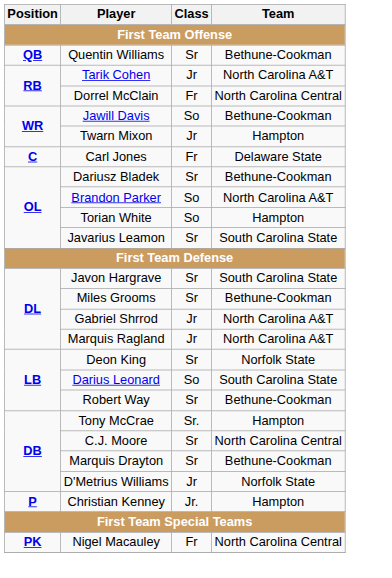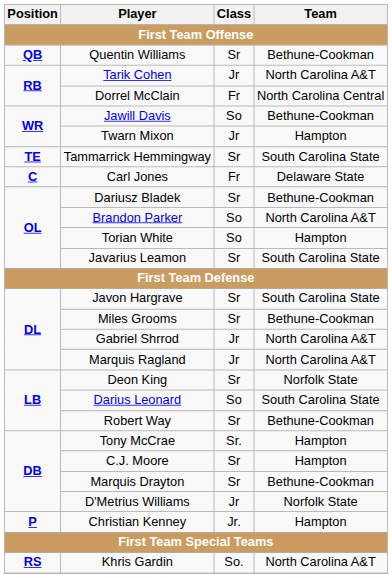+ row: (137, 156)
(278, 440) North Carolina Central -> (321, 461) Hampton
- row: (116, 542)
+ row: (137, 562)
